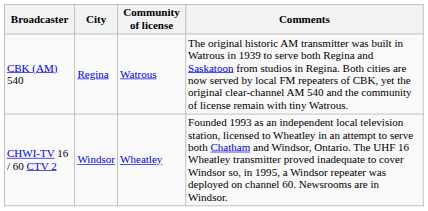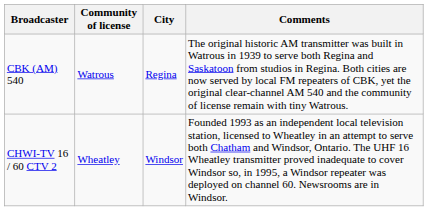columns swapped: (96, 19) <-> (152, 19)
